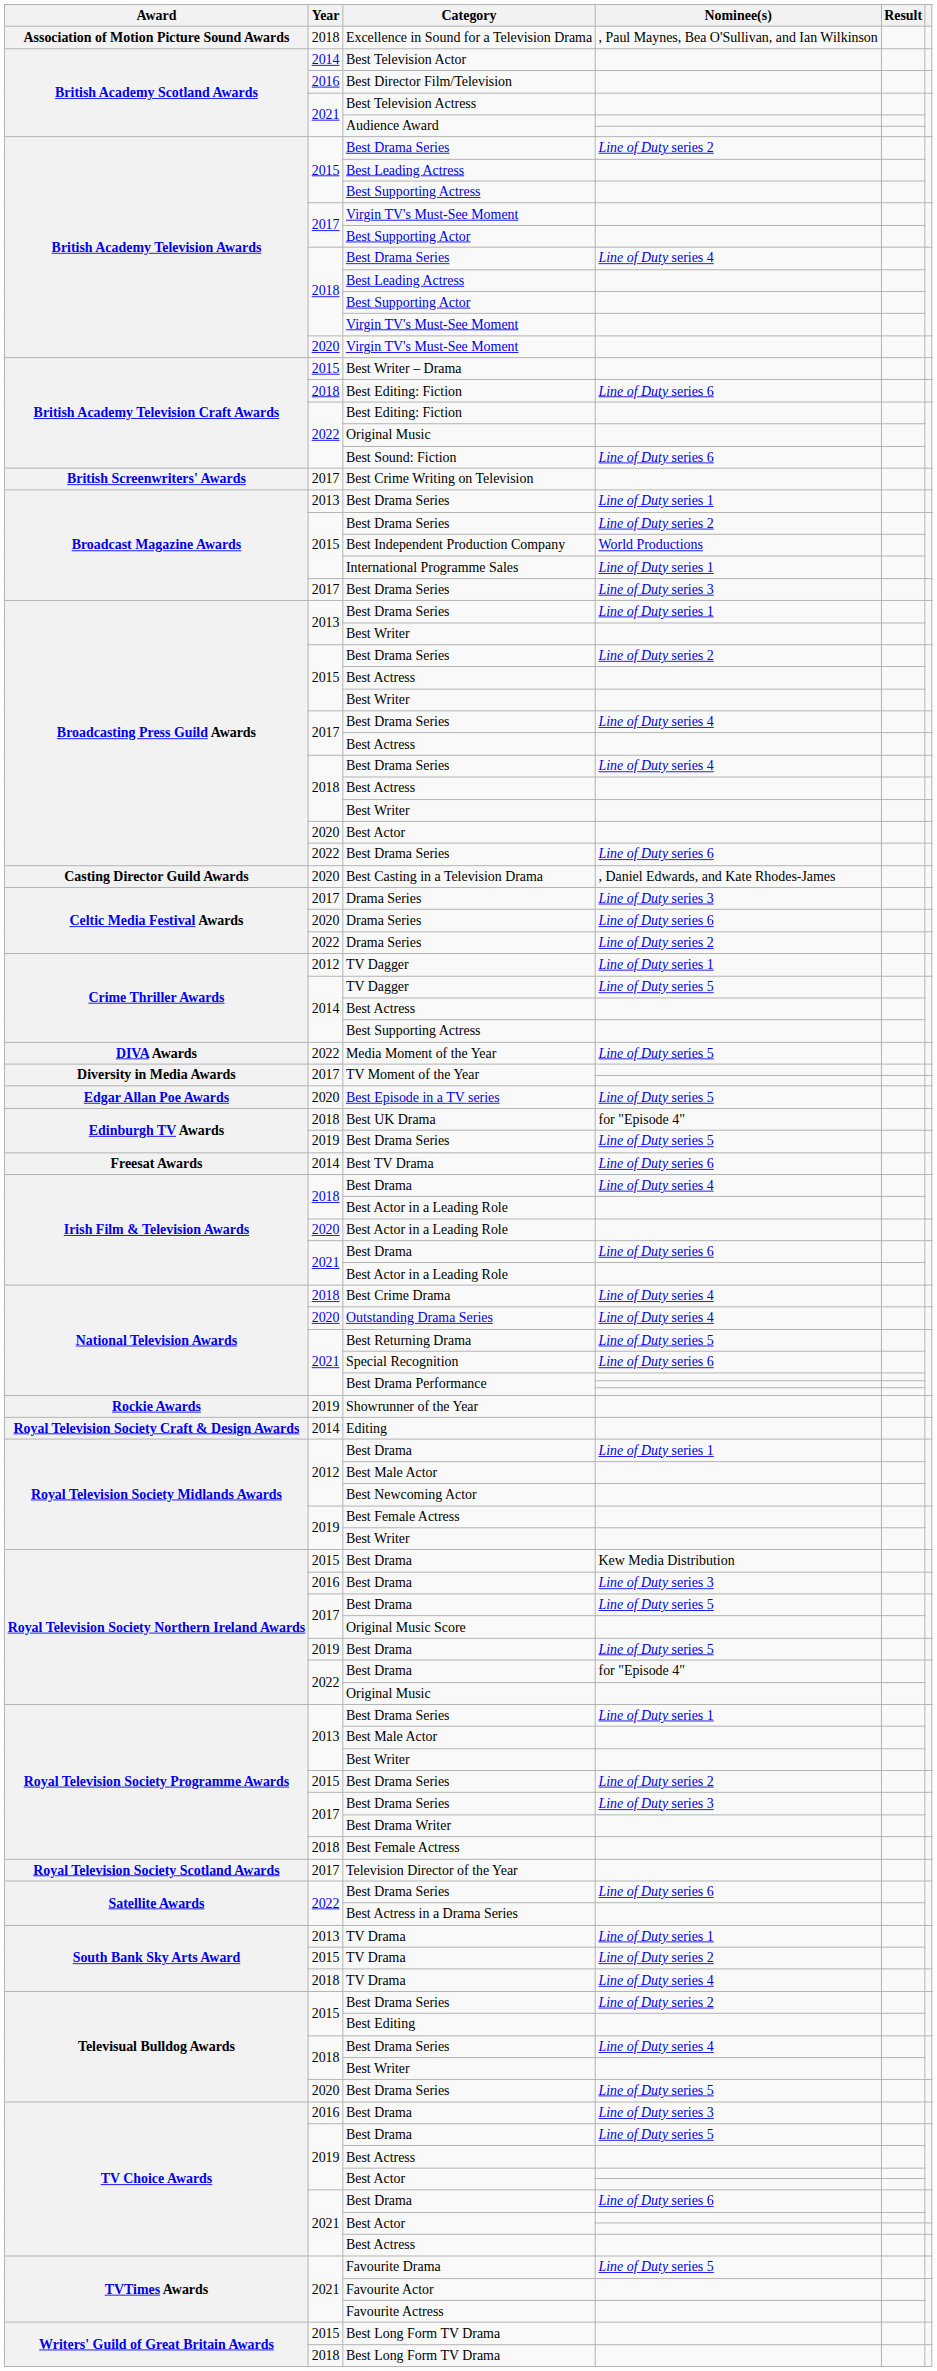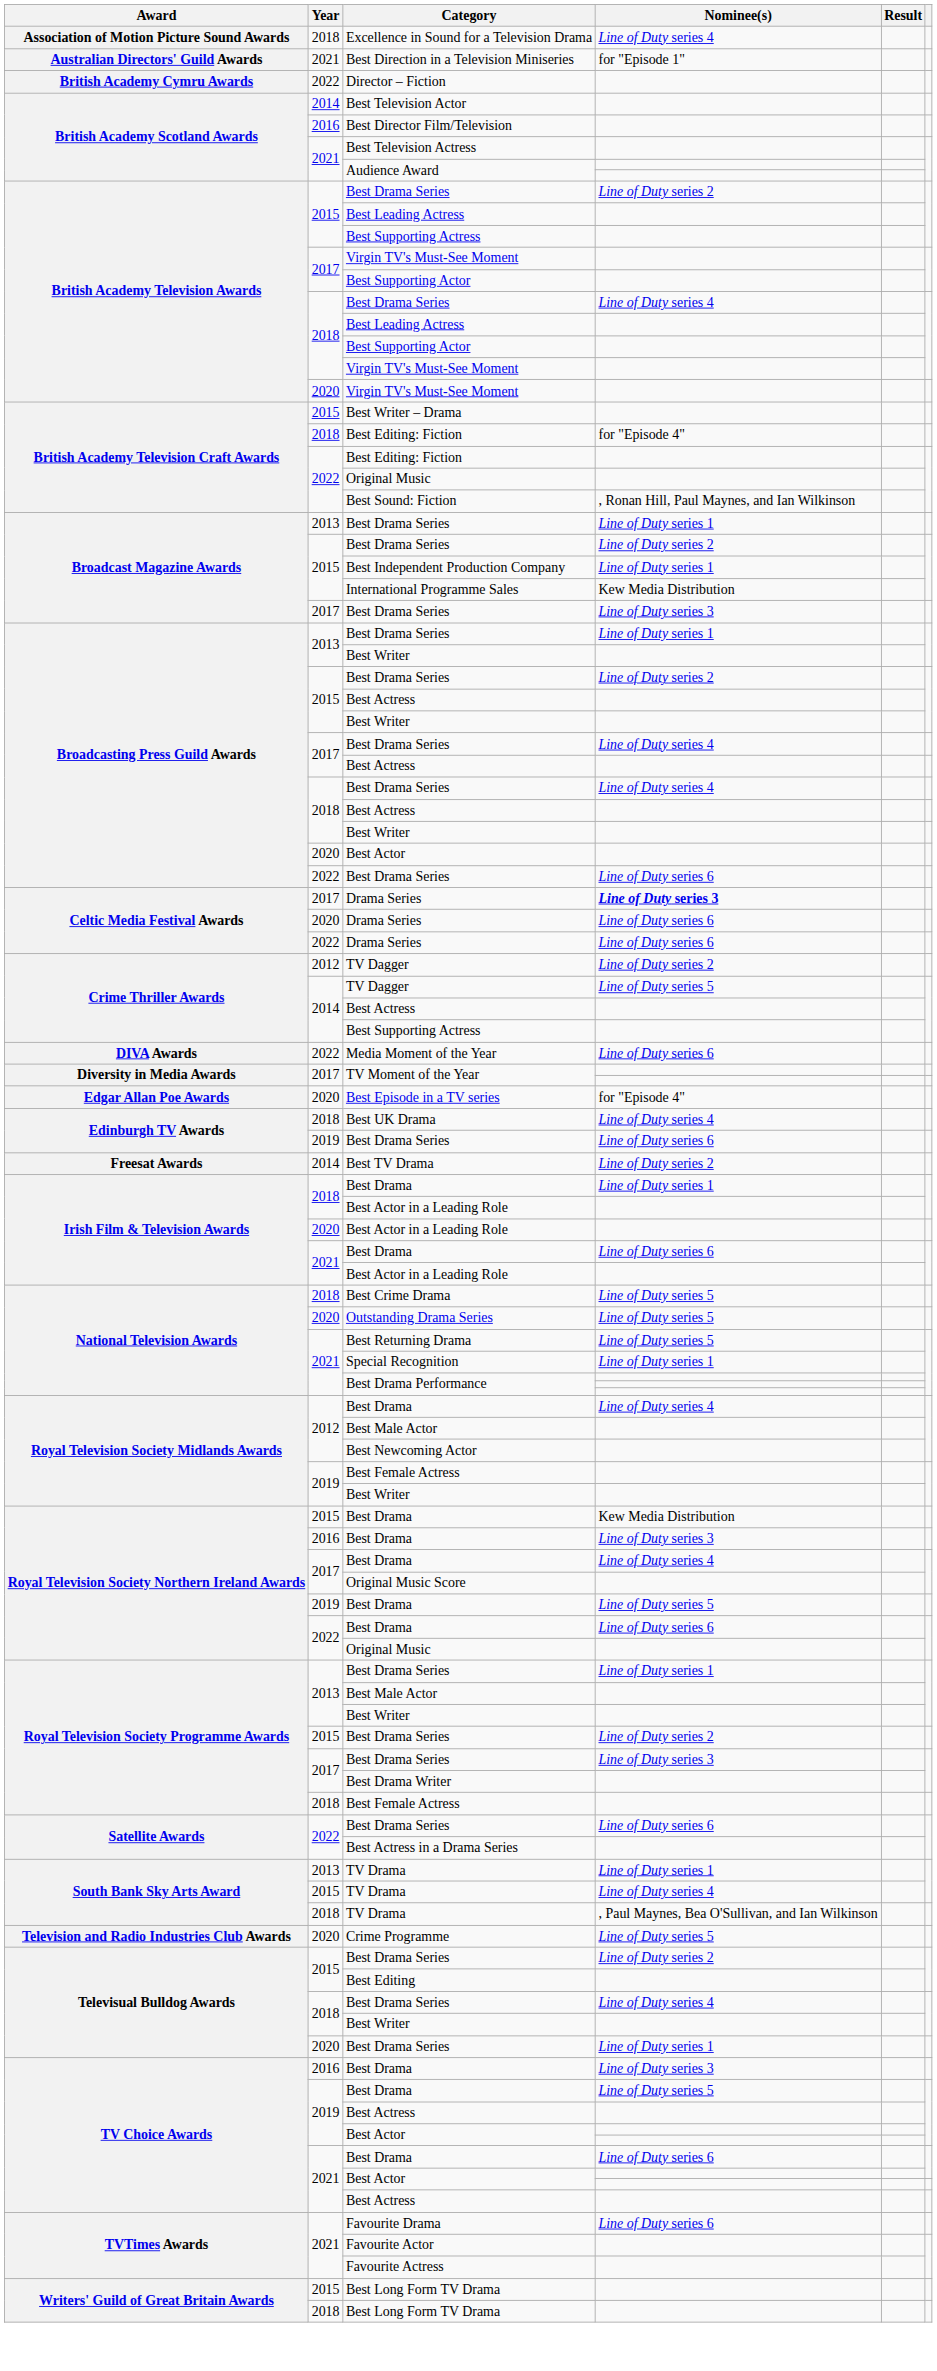(738, 37) , Paul Maynes, Bea O'Sullivan, and Ian Wilkinson -> (656, 37) Line of Duty series 4
+ row: (326, 59)
+ row: (326, 81)
(656, 390) Line of Duty series 6 -> (642, 434) for "Episode 4"
(656, 457) Line of Duty series 6 -> (727, 501) , Ronan Hill, Paul Maynes, and Ian Wilkinson
- row: (326, 479)
(651, 545) World Productions -> (656, 567) Line of Duty series 1
(656, 567) Line of Duty series 1 -> (667, 589) Kew Media Distribution
- row: (326, 876)
(656, 898) normal -> (658, 898) bold
(656, 942) Line of Duty series 2 -> (656, 942) Line of Duty series 6
(656, 964) Line of Duty series 1 -> (656, 964) Line of Duty series 2
(656, 1053) Line of Duty series 5 -> (656, 1053) Line of Duty series 6
(656, 1097) Line of Duty series 5 -> (642, 1097) for "Episode 4"
(642, 1119) for "Episode 4" -> (656, 1119) Line of Duty series 4
(656, 1141) Line of Duty series 5 -> (656, 1141) Line of Duty series 6
(656, 1163) Line of Duty series 6 -> (656, 1163) Line of Duty series 2
(656, 1185) Line of Duty series 4 -> (656, 1185) Line of Duty series 1
(656, 1295) Line of Duty series 4 -> (656, 1295) Line of Duty series 5
(656, 1318) Line of Duty series 4 -> (656, 1318) Line of Duty series 5
(656, 1362) Line of Duty series 6 -> (656, 1362) Line of Duty series 1
- row: (326, 1406)
- row: (326, 1428)
(656, 1450) Line of Duty series 1 -> (656, 1406) Line of Duty series 4
(656, 1605) Line of Duty series 5 -> (656, 1560) Line of Duty series 4
(642, 1671) for "Episode 4" -> (656, 1627) Line of Duty series 6
- row: (326, 1869)
(656, 1958) Line of Duty series 2 -> (656, 1892) Line of Duty series 4
(656, 1980) Line of Duty series 4 -> (738, 1914) , Paul Maynes, Bea O'Sullivan, and Ian Wilkinson
+ row: (326, 1936)
(656, 2090) Line of Duty series 5 -> (656, 2046) Line of Duty series 1
(656, 2267) Line of Duty series 5 -> (656, 2223) Line of Duty series 6
